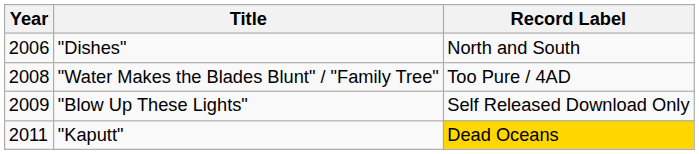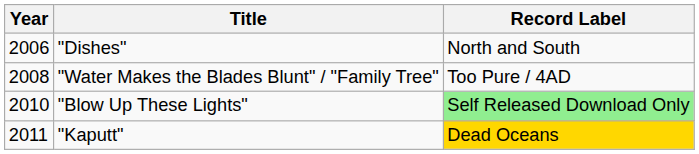(29, 105) 2009 -> (29, 105) 2010
(568, 105) no background -> (568, 105) lightgreen background
